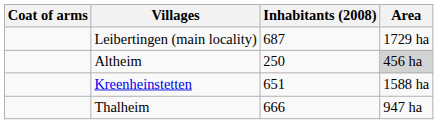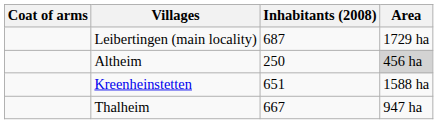(274, 107) 666 -> (274, 107) 667
